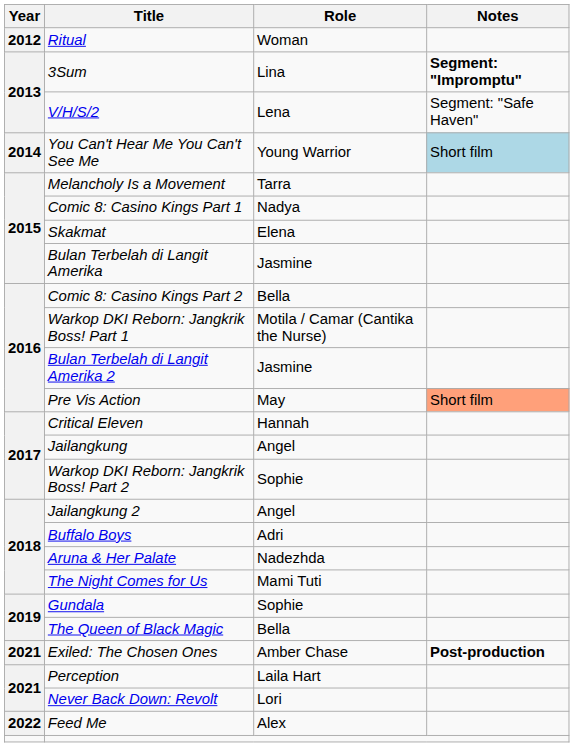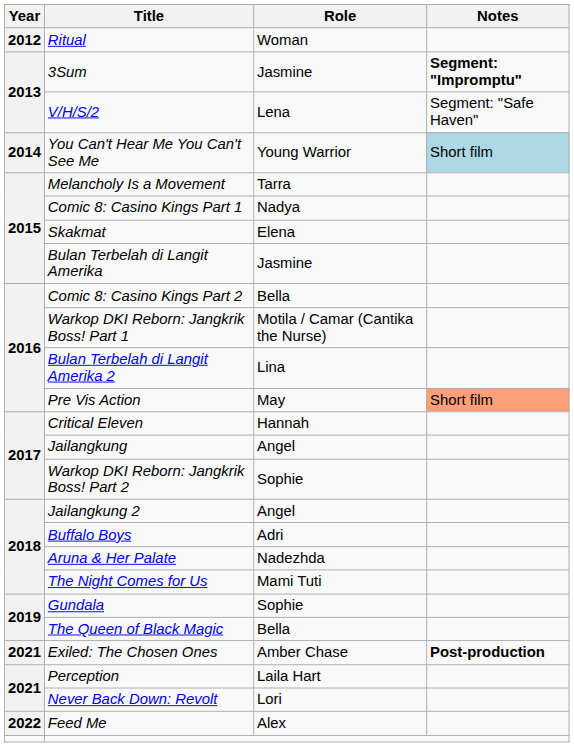(271, 71) Lina -> (285, 71) Jasmine
(285, 367) Jasmine -> (271, 367) Lina
